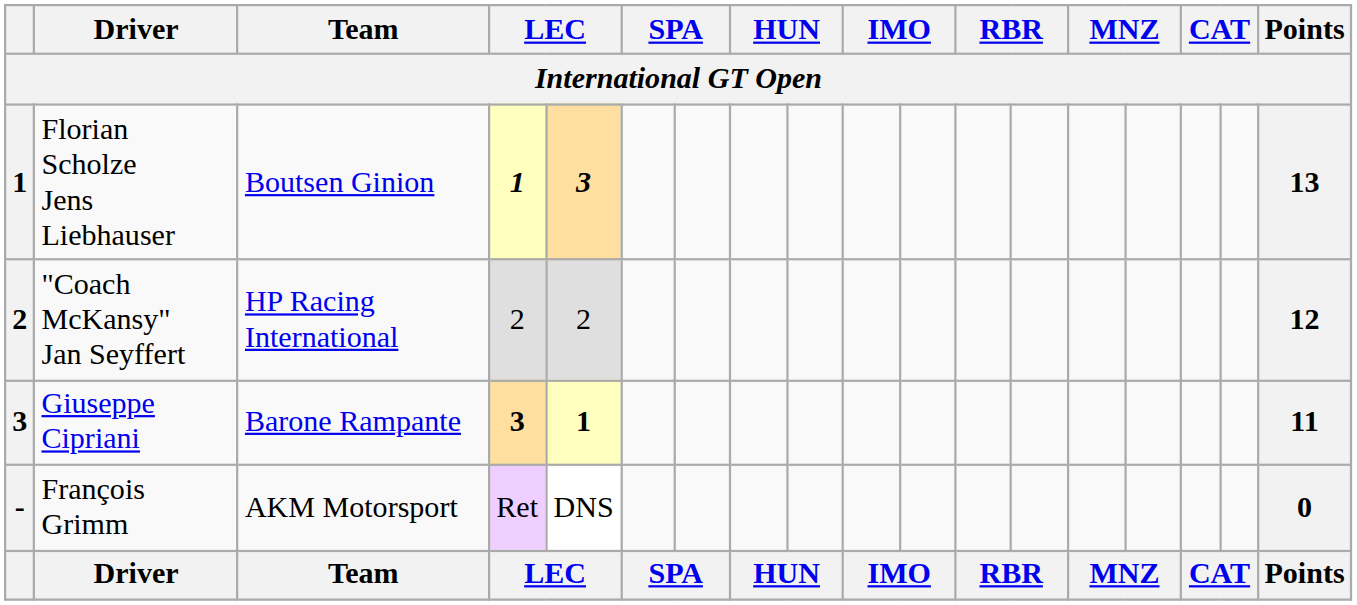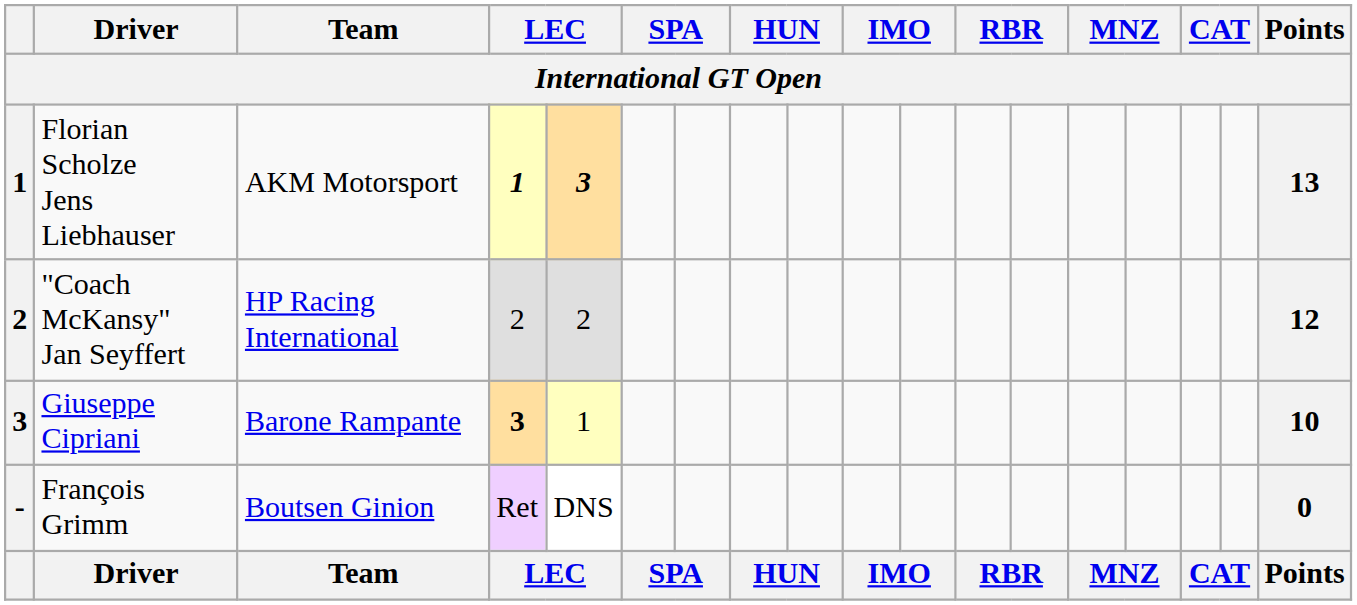(340, 181) Boutsen Ginion -> (351, 181) AKM Motorsport
(584, 421) bold -> (584, 421) normal
(1305, 421) 11 -> (1305, 421) 10
(351, 506) AKM Motorsport -> (340, 506) Boutsen Ginion
